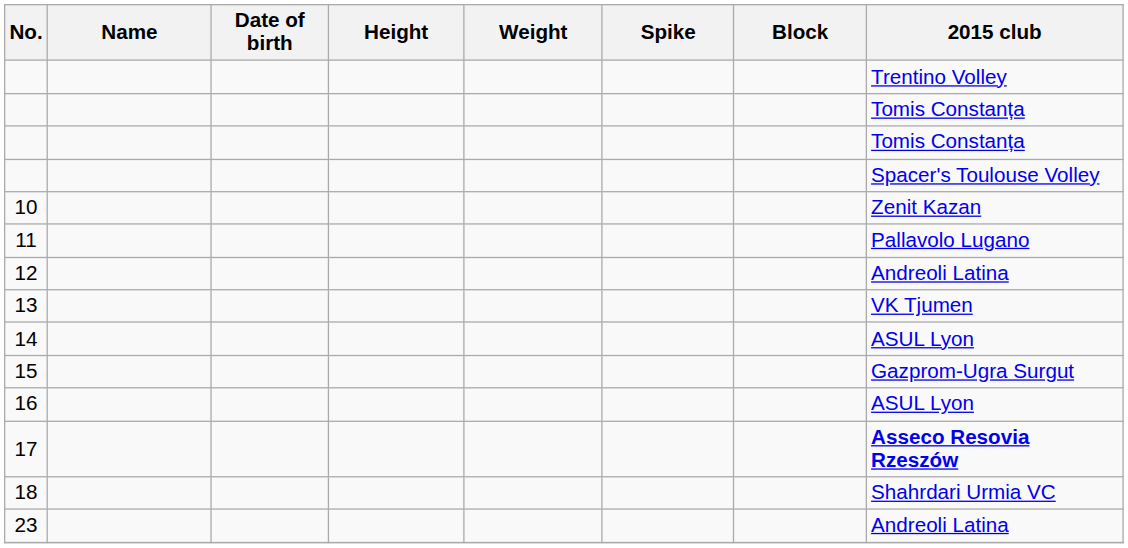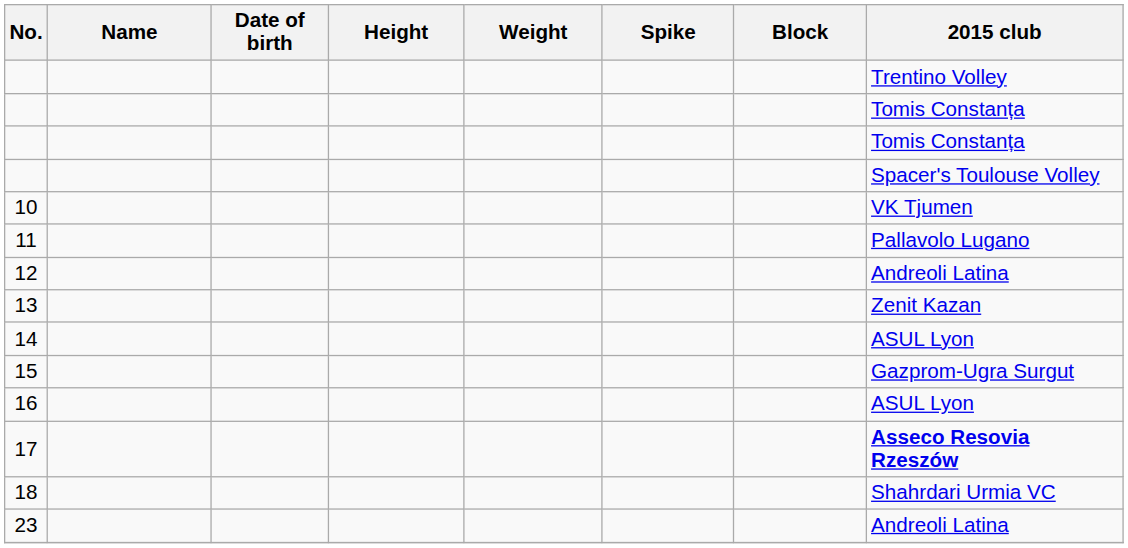(926, 207) Zenit Kazan -> (922, 207) VK Tjumen
(922, 305) VK Tjumen -> (926, 305) Zenit Kazan
